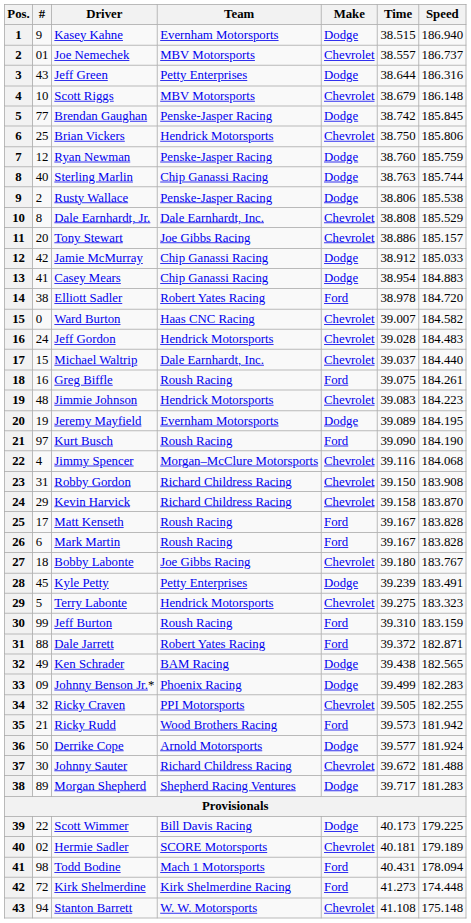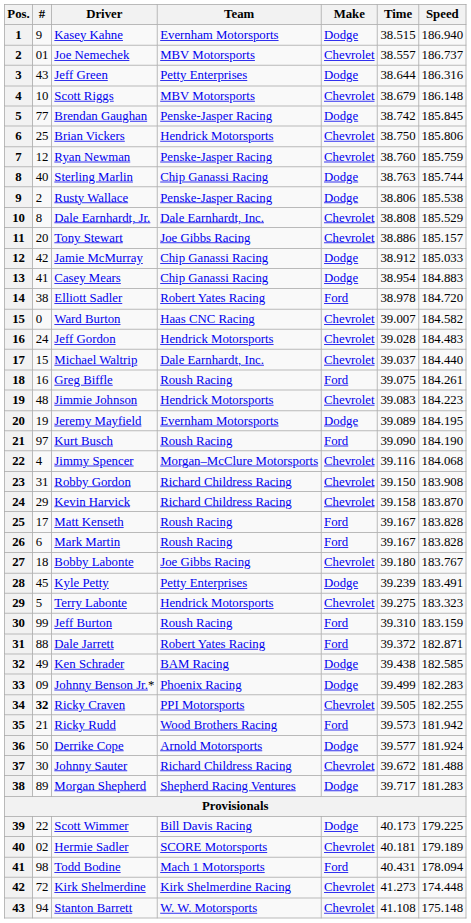(341, 156) Dodge -> (349, 156) Chevrolet
(442, 664) 182.565 -> (442, 664) 182.585
(42, 704) normal -> (42, 704) bold
(336, 887) Ford -> (349, 887) Chevrolet
